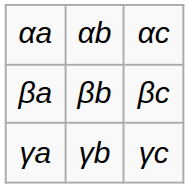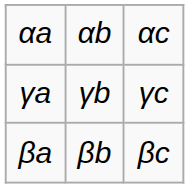rows swapped: (35, 93) <-> (35, 152)
